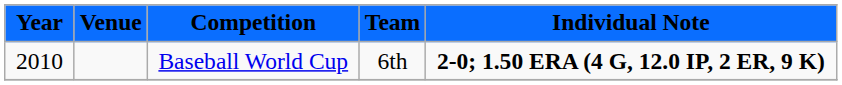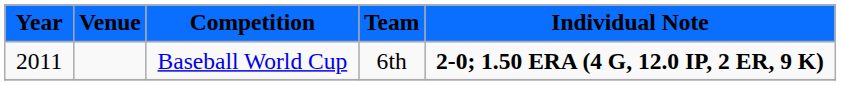(40, 60) 2010 -> (39, 60) 2011
